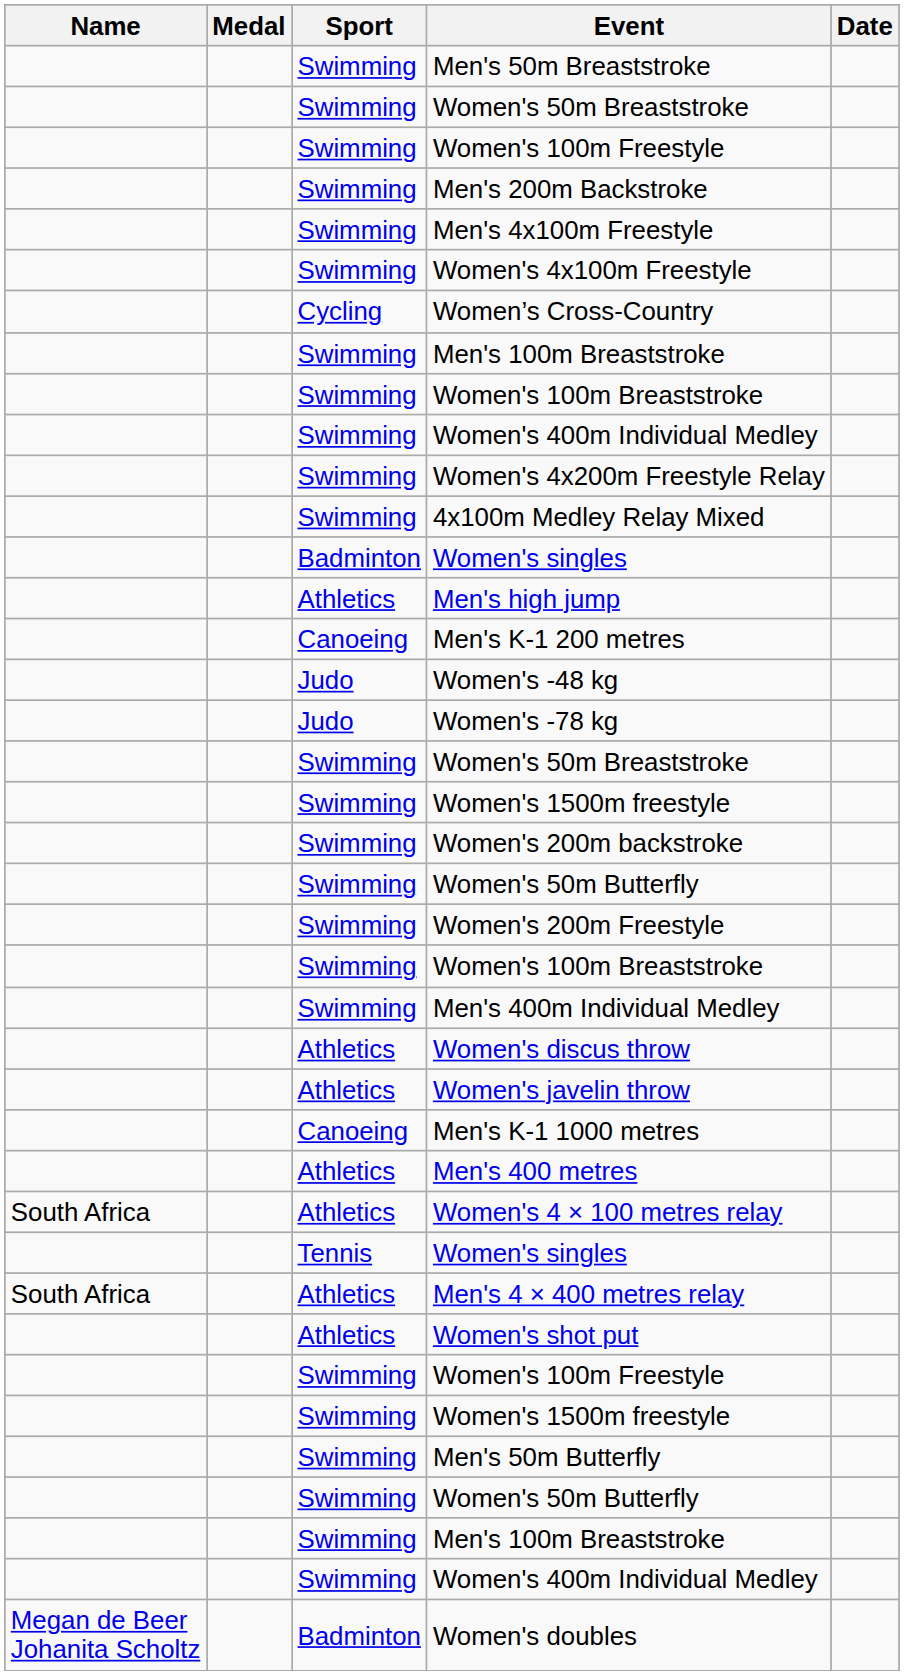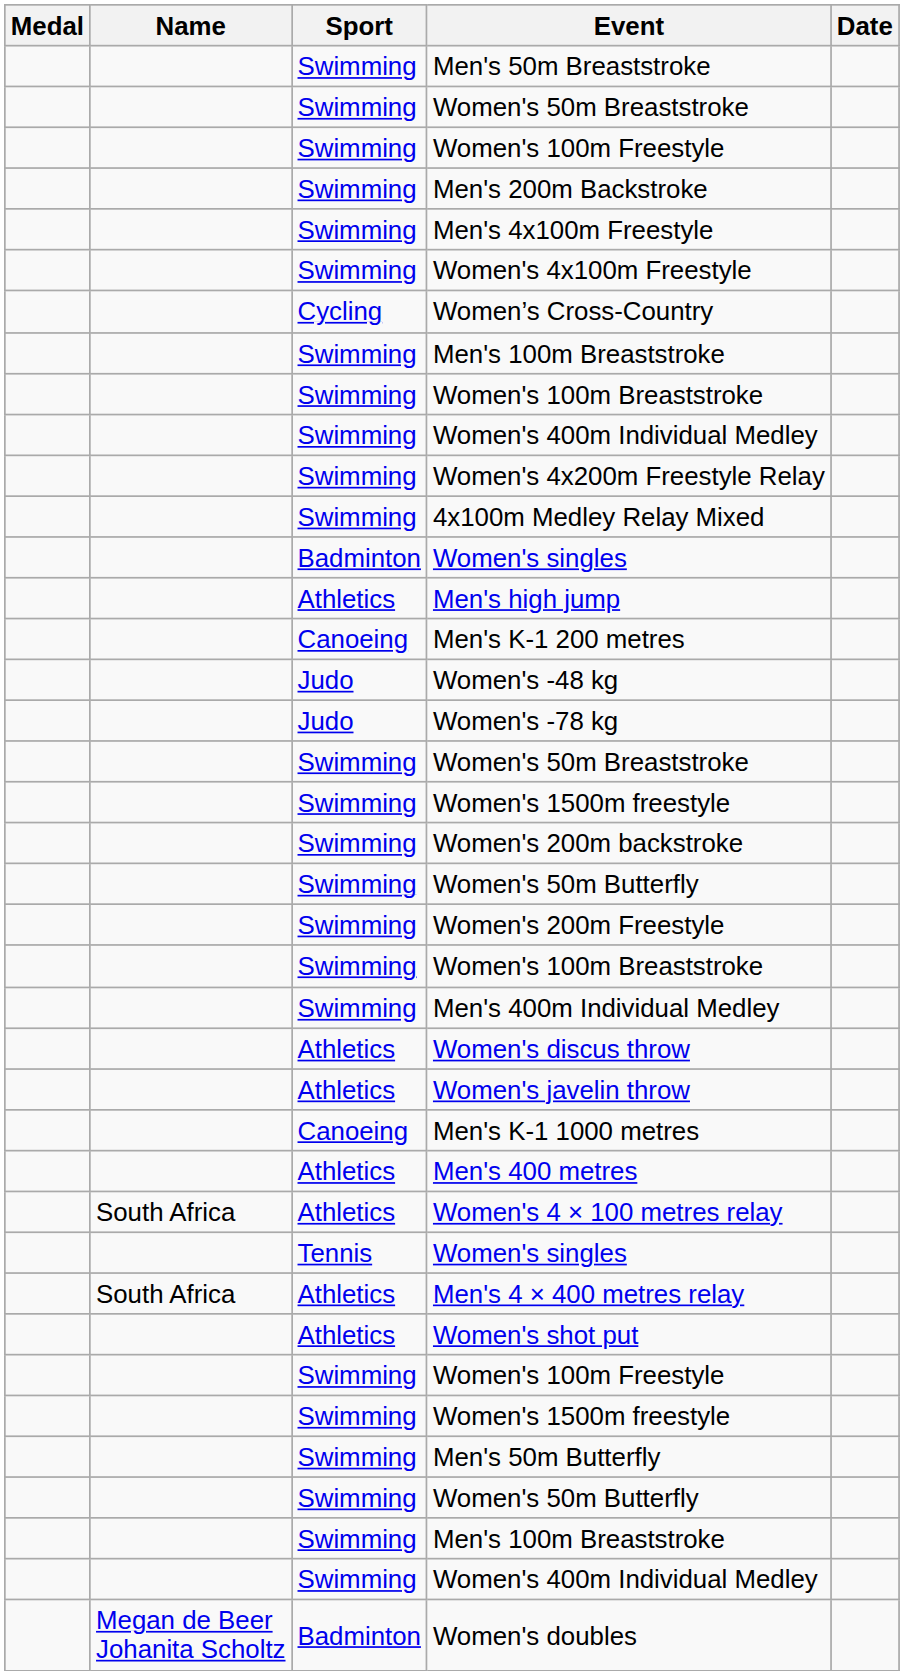columns swapped: (249, 25) <-> (106, 25)
